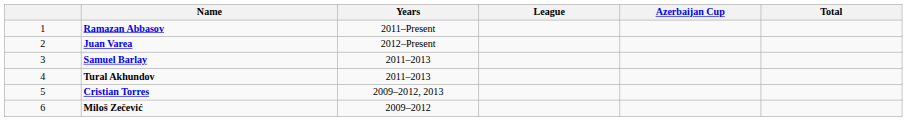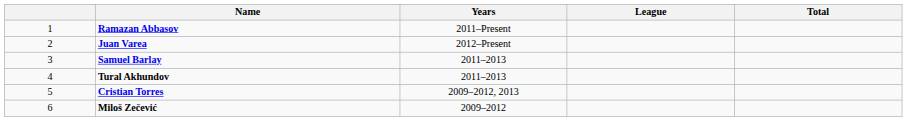- column: (690, 12)
